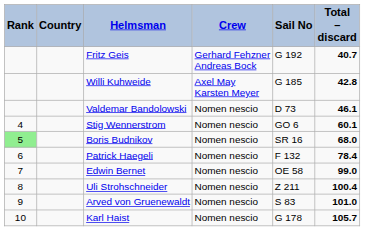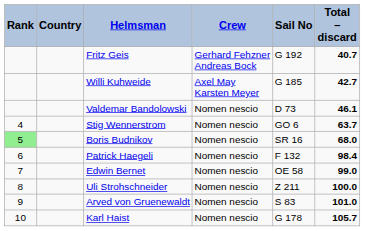(347, 81) 42.8 -> (347, 81) 42.7
(347, 124) 60.1 -> (347, 124) 63.7
(347, 155) 78.4 -> (347, 155) 98.4
(345, 187) 100.4 -> (345, 187) 100.0
